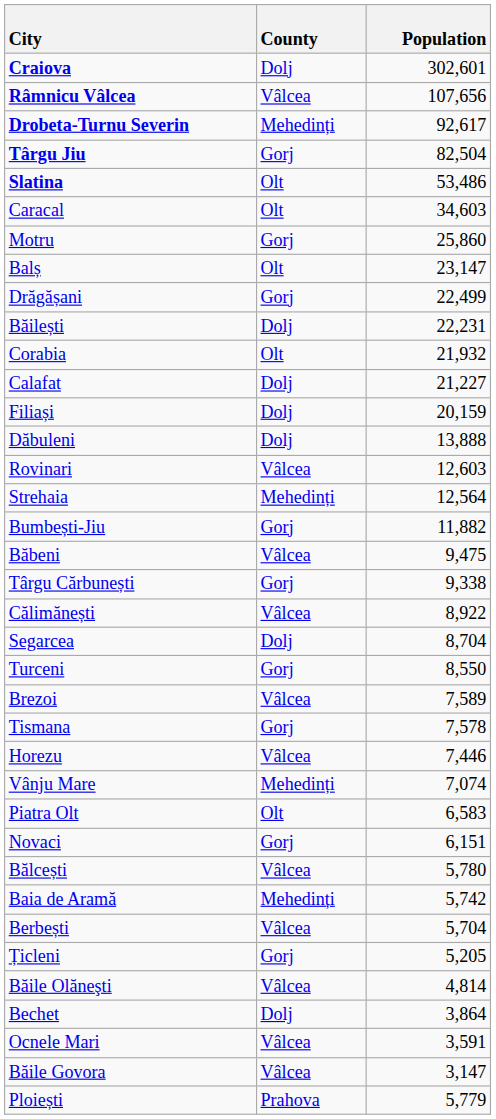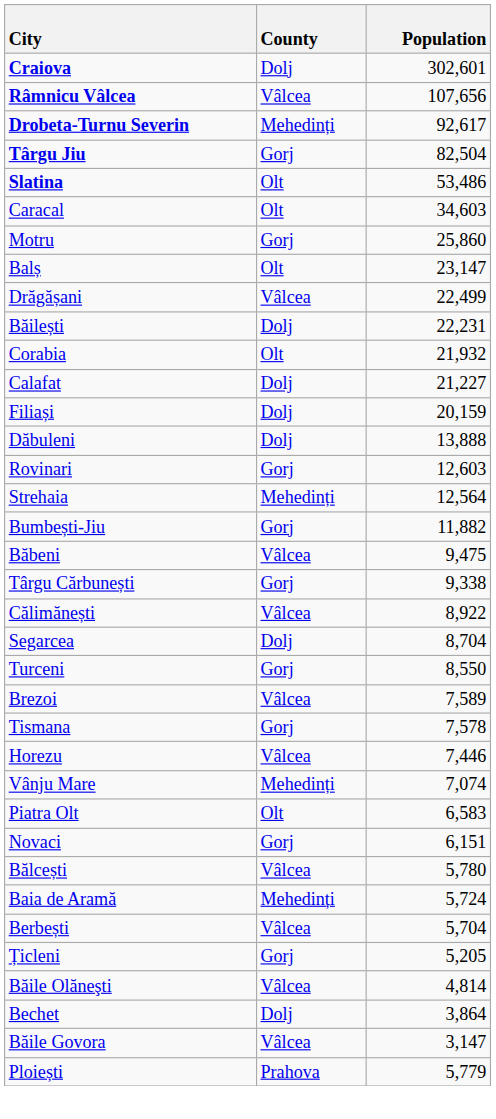(277, 297) Gorj -> (286, 297) Vâlcea
(286, 469) Vâlcea -> (277, 469) Gorj
(466, 899) 5,742 -> (466, 899) 5,724
- row: (54, 1042)
